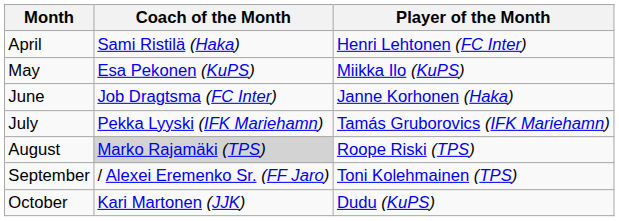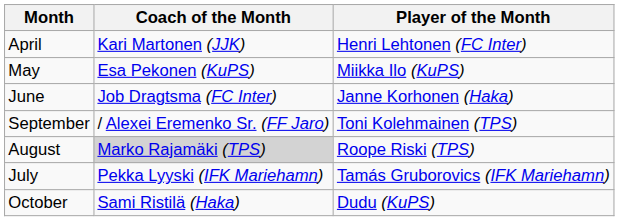(169, 44) Sami Ristilä (Haka) -> (171, 44) Kari Martonen (JJK)
rows swapped: (23, 123) <-> (49, 176)
(171, 202) Kari Martonen (JJK) -> (169, 202) Sami Ristilä (Haka)
